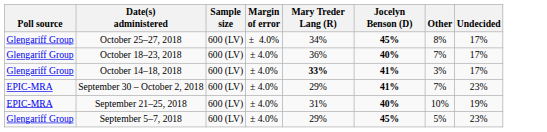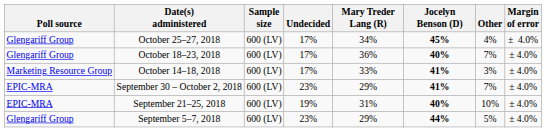columns swapped: (264, 18) <-> (479, 24)
(440, 40) 8% -> (490, 40) 4%
(40, 71) Glengariff Group -> (59, 71) Marketing Resource Group
(318, 71) bold -> (368, 71) normal
(390, 119) 45% -> (440, 119) 44%
